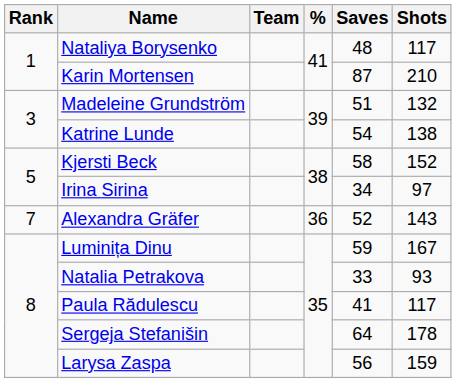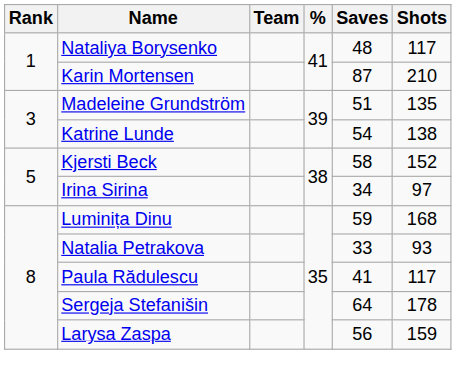(422, 104) 132 -> (422, 104) 135
- row: (130, 219)
(422, 248) 167 -> (422, 219) 168
